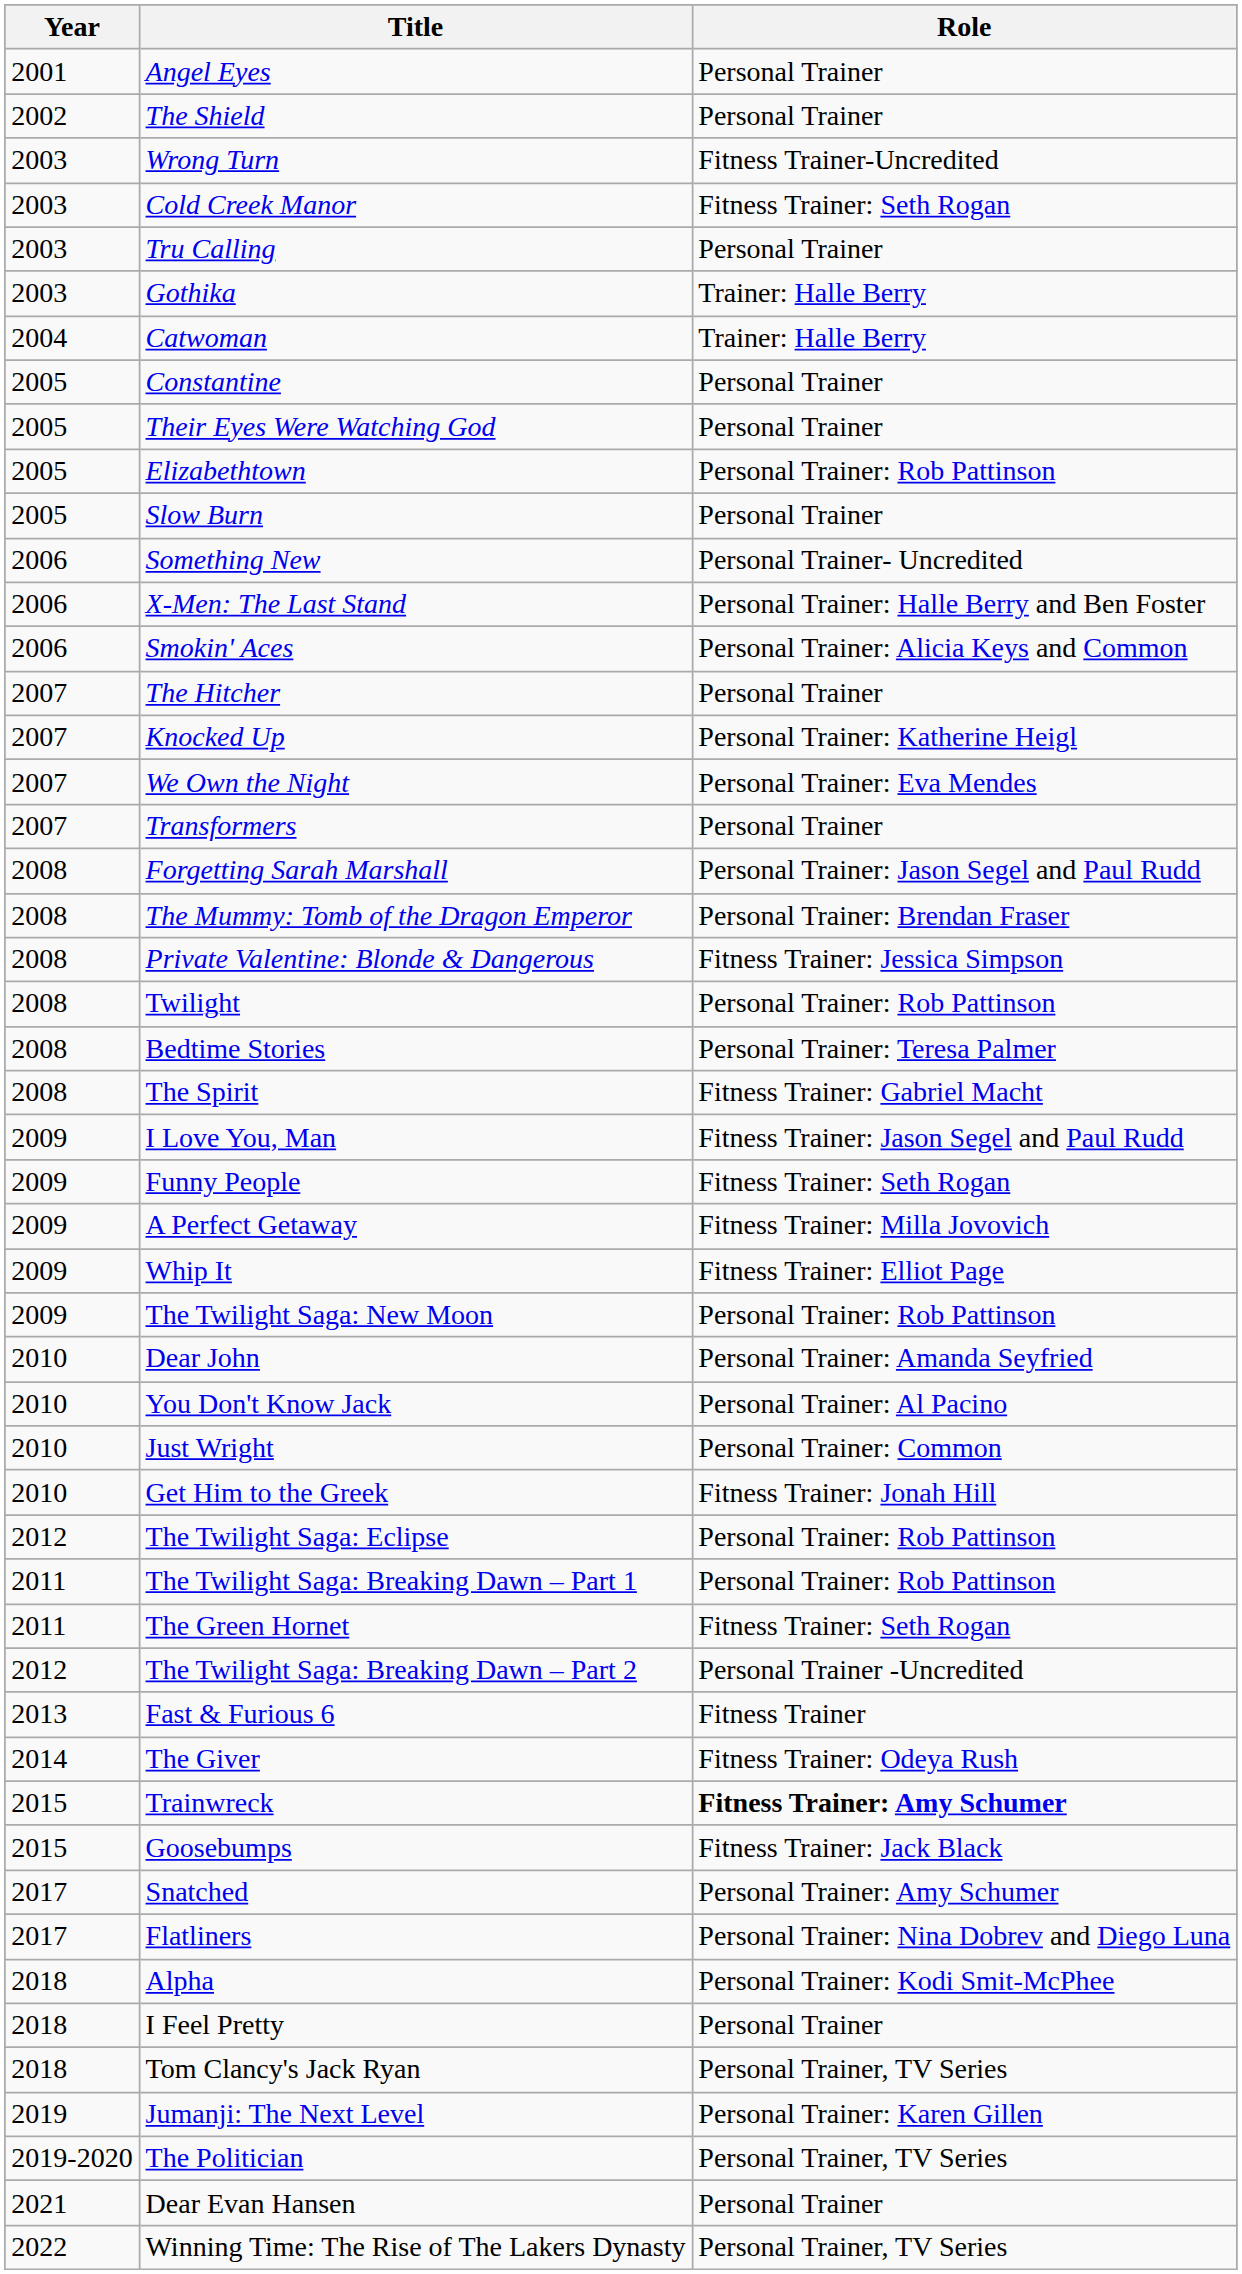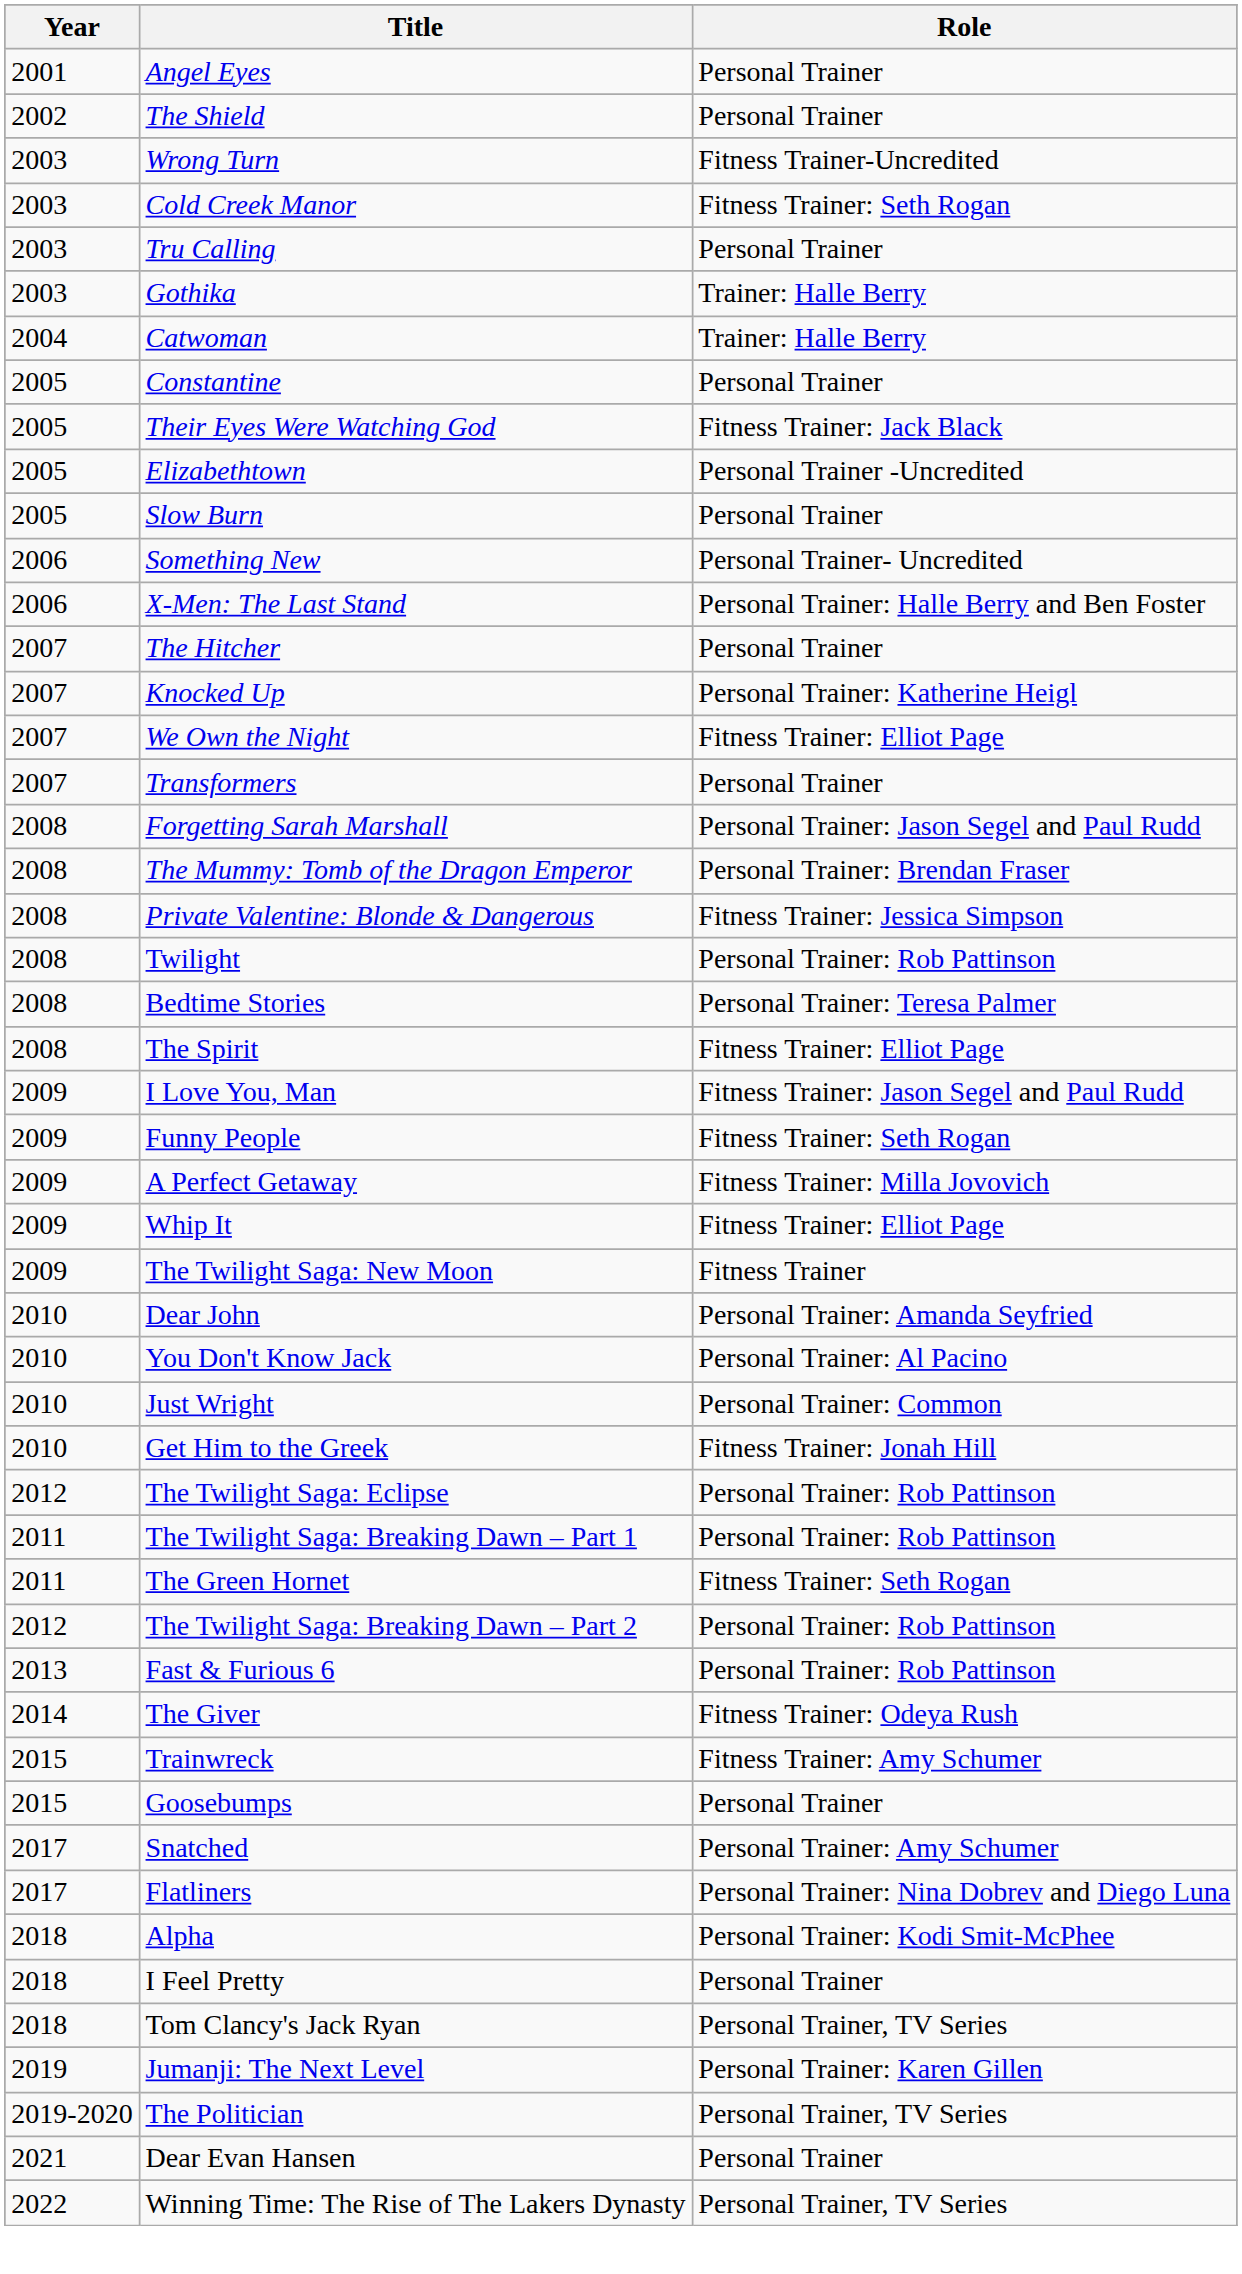(791, 426) Personal Trainer -> (850, 426) Fitness Trainer: Jack Black
(877, 470) Personal Trainer: Rob Pattinson -> (861, 470) Personal Trainer -Uncredited
- row: (219, 648)
(868, 781) Personal Trainer: Eva Mendes -> (851, 737) Fitness Trainer: Elliot Page
(871, 1092) Fitness Trainer: Gabriel Macht -> (851, 1048) Fitness Trainer: Elliot Page
(877, 1314) Personal Trainer: Rob Pattinson -> (782, 1270) Fitness Trainer
(861, 1669) Personal Trainer -Uncredited -> (877, 1625) Personal Trainer: Rob Pattinson
(782, 1714) Fitness Trainer -> (877, 1669) Personal Trainer: Rob Pattinson
(883, 1802) bold -> (870, 1758) normal
(850, 1847) Fitness Trainer: Jack Black -> (791, 1802) Personal Trainer
